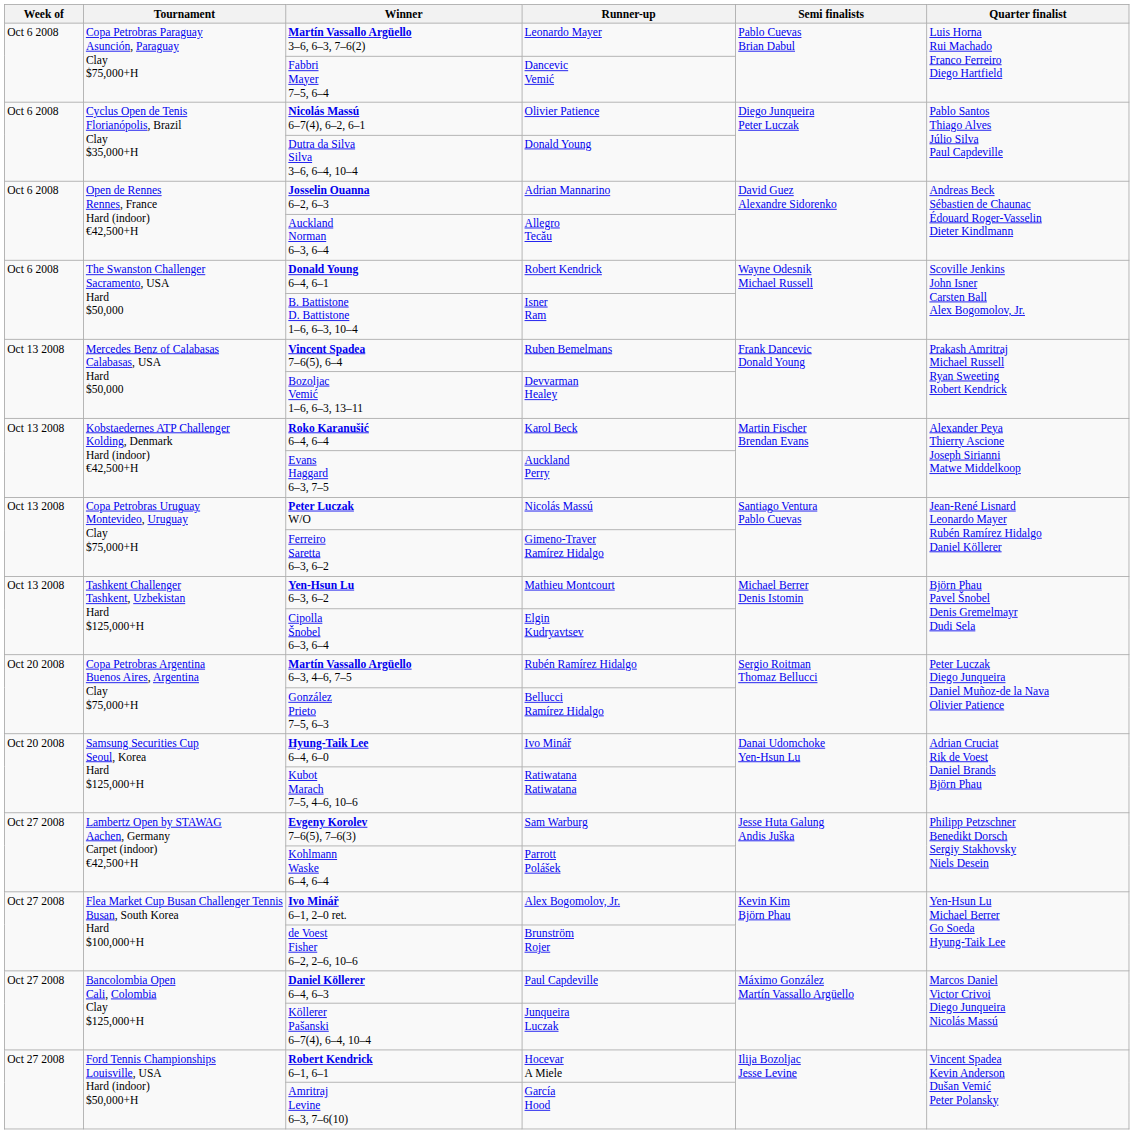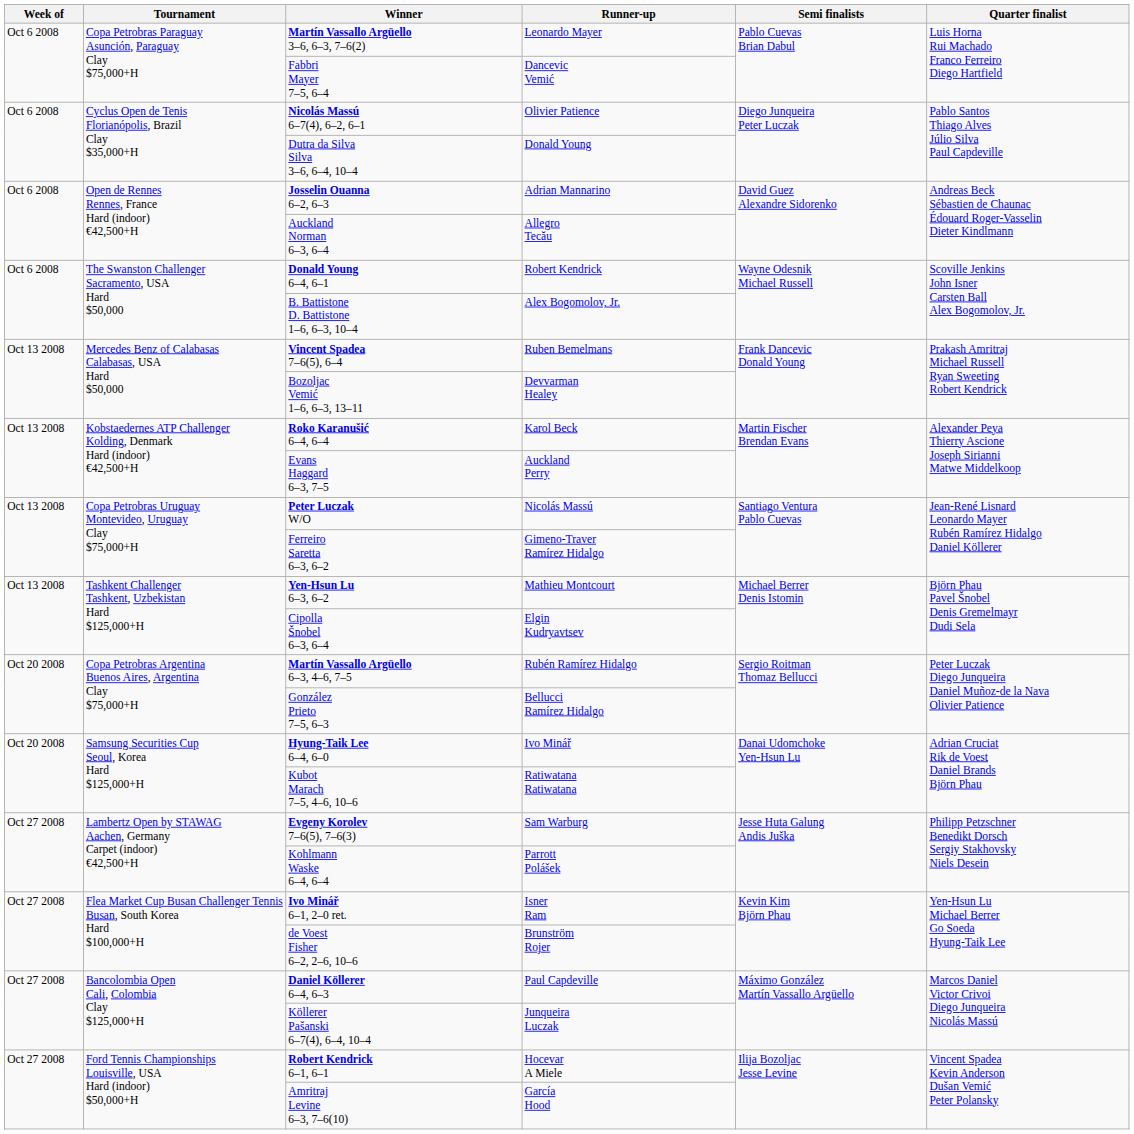(536, 309) Isner Ram -> (572, 302) Alex Bogomolov, Jr.
(572, 901) Alex Bogomolov, Jr. -> (536, 907) Isner Ram
